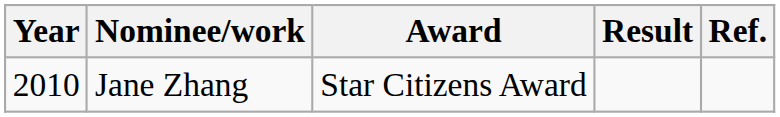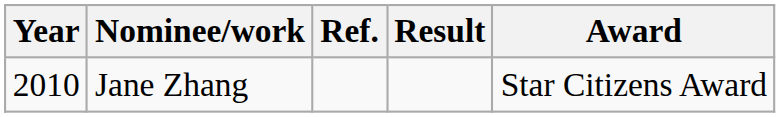columns swapped: (453, 31) <-> (738, 31)
